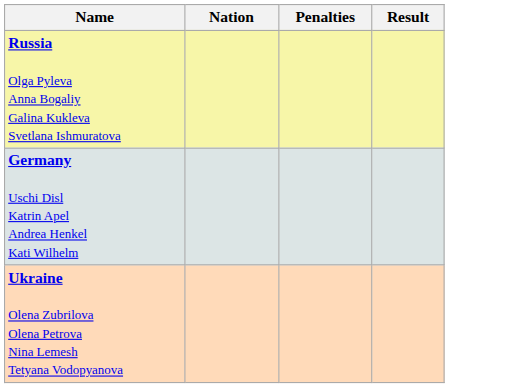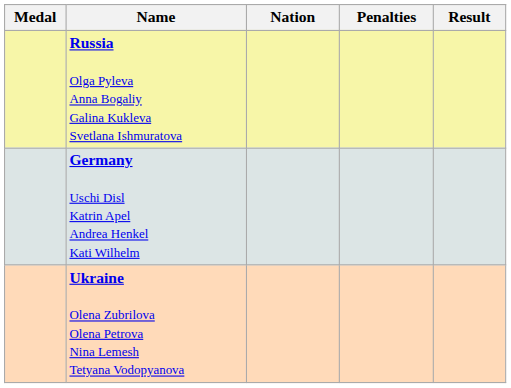+ column: (35, 17)
